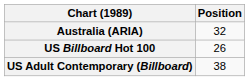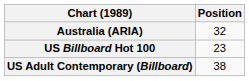(220, 48) 26 -> (220, 48) 23
